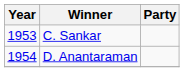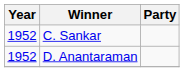(22, 35) 1953 -> (22, 35) 1952
(22, 56) 1954 -> (22, 56) 1952
